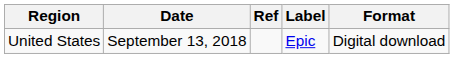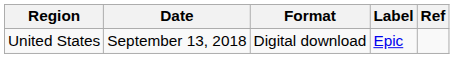columns swapped: (389, 16) <-> (266, 16)
